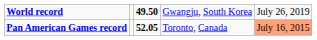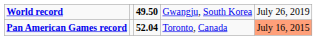(147, 27) 52.05 -> (147, 27) 52.04
